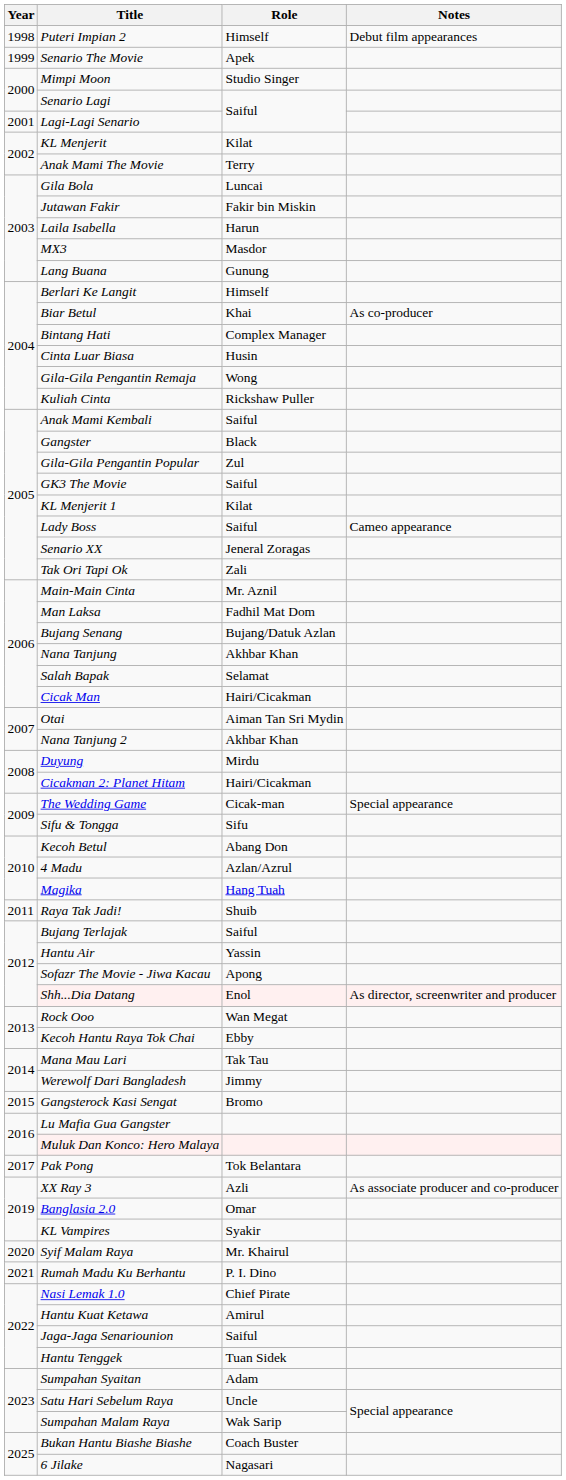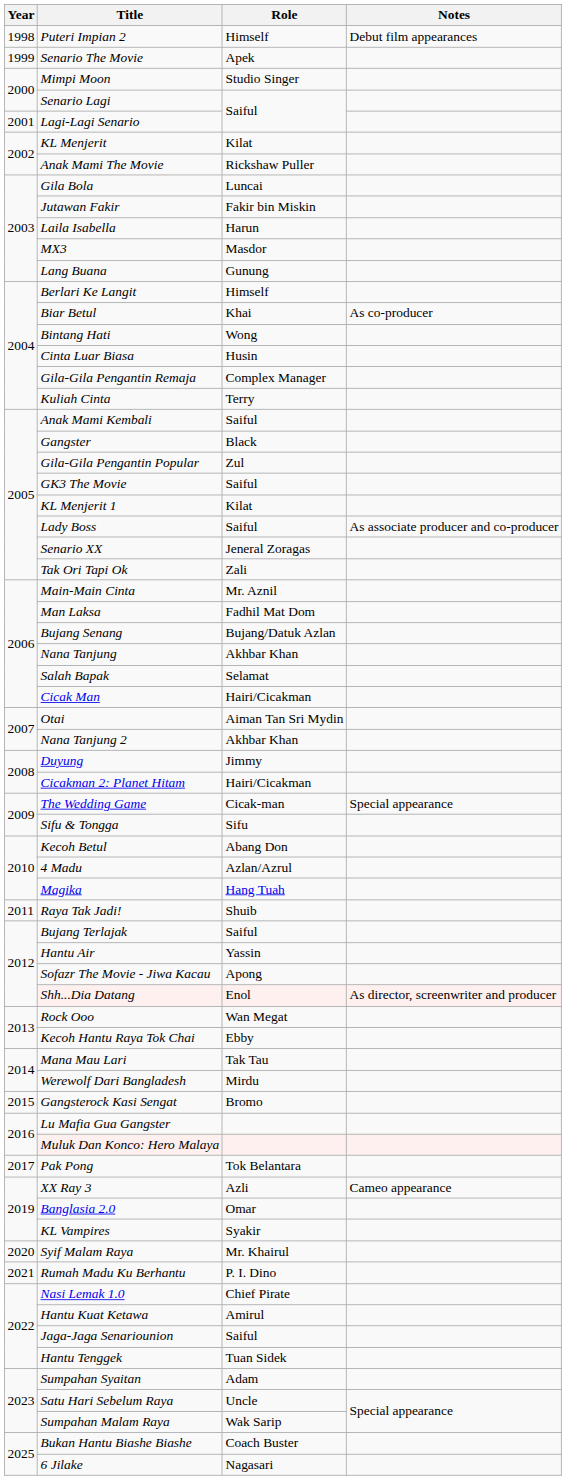(240, 164) Terry -> (270, 164) Rickshaw Puller
(276, 334) Complex Manager -> (241, 334) Wong
(241, 377) Wong -> (276, 377) Complex Manager
(270, 398) Rickshaw Puller -> (240, 398) Terry
(400, 526) Cameo appearance -> (454, 526) As associate producer and co-producer
(242, 761) Mirdu -> (244, 761) Jimmy
(244, 1080) Jimmy -> (242, 1080) Mirdu
(454, 1187) As associate producer and co-producer -> (400, 1187) Cameo appearance
